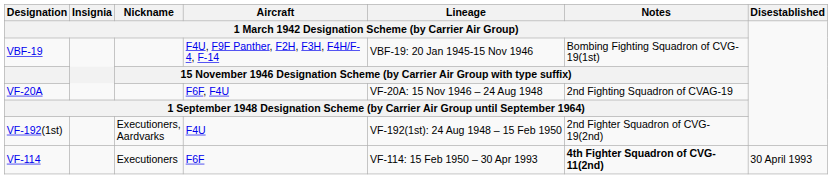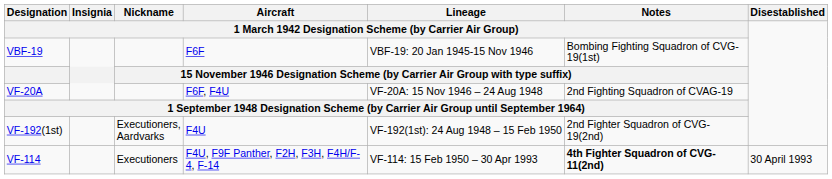(273, 52) F4U, F9F Panther, F2H, F3H, F4H/F-4, F-14 -> (195, 52) F6F
(195, 159) F6F -> (273, 159) F4U, F9F Panther, F2H, F3H, F4H/F-4, F-14
